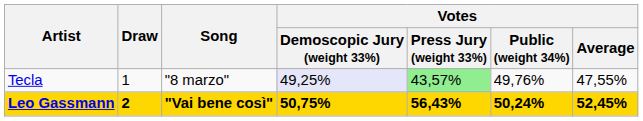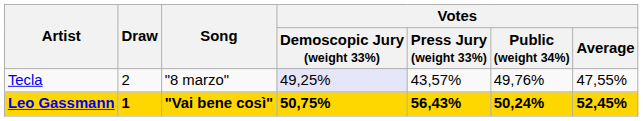(126, 80) 1 -> (126, 80) 2
(436, 80) lightgreen background -> (436, 80) no background
(126, 103) 2 -> (126, 103) 1
